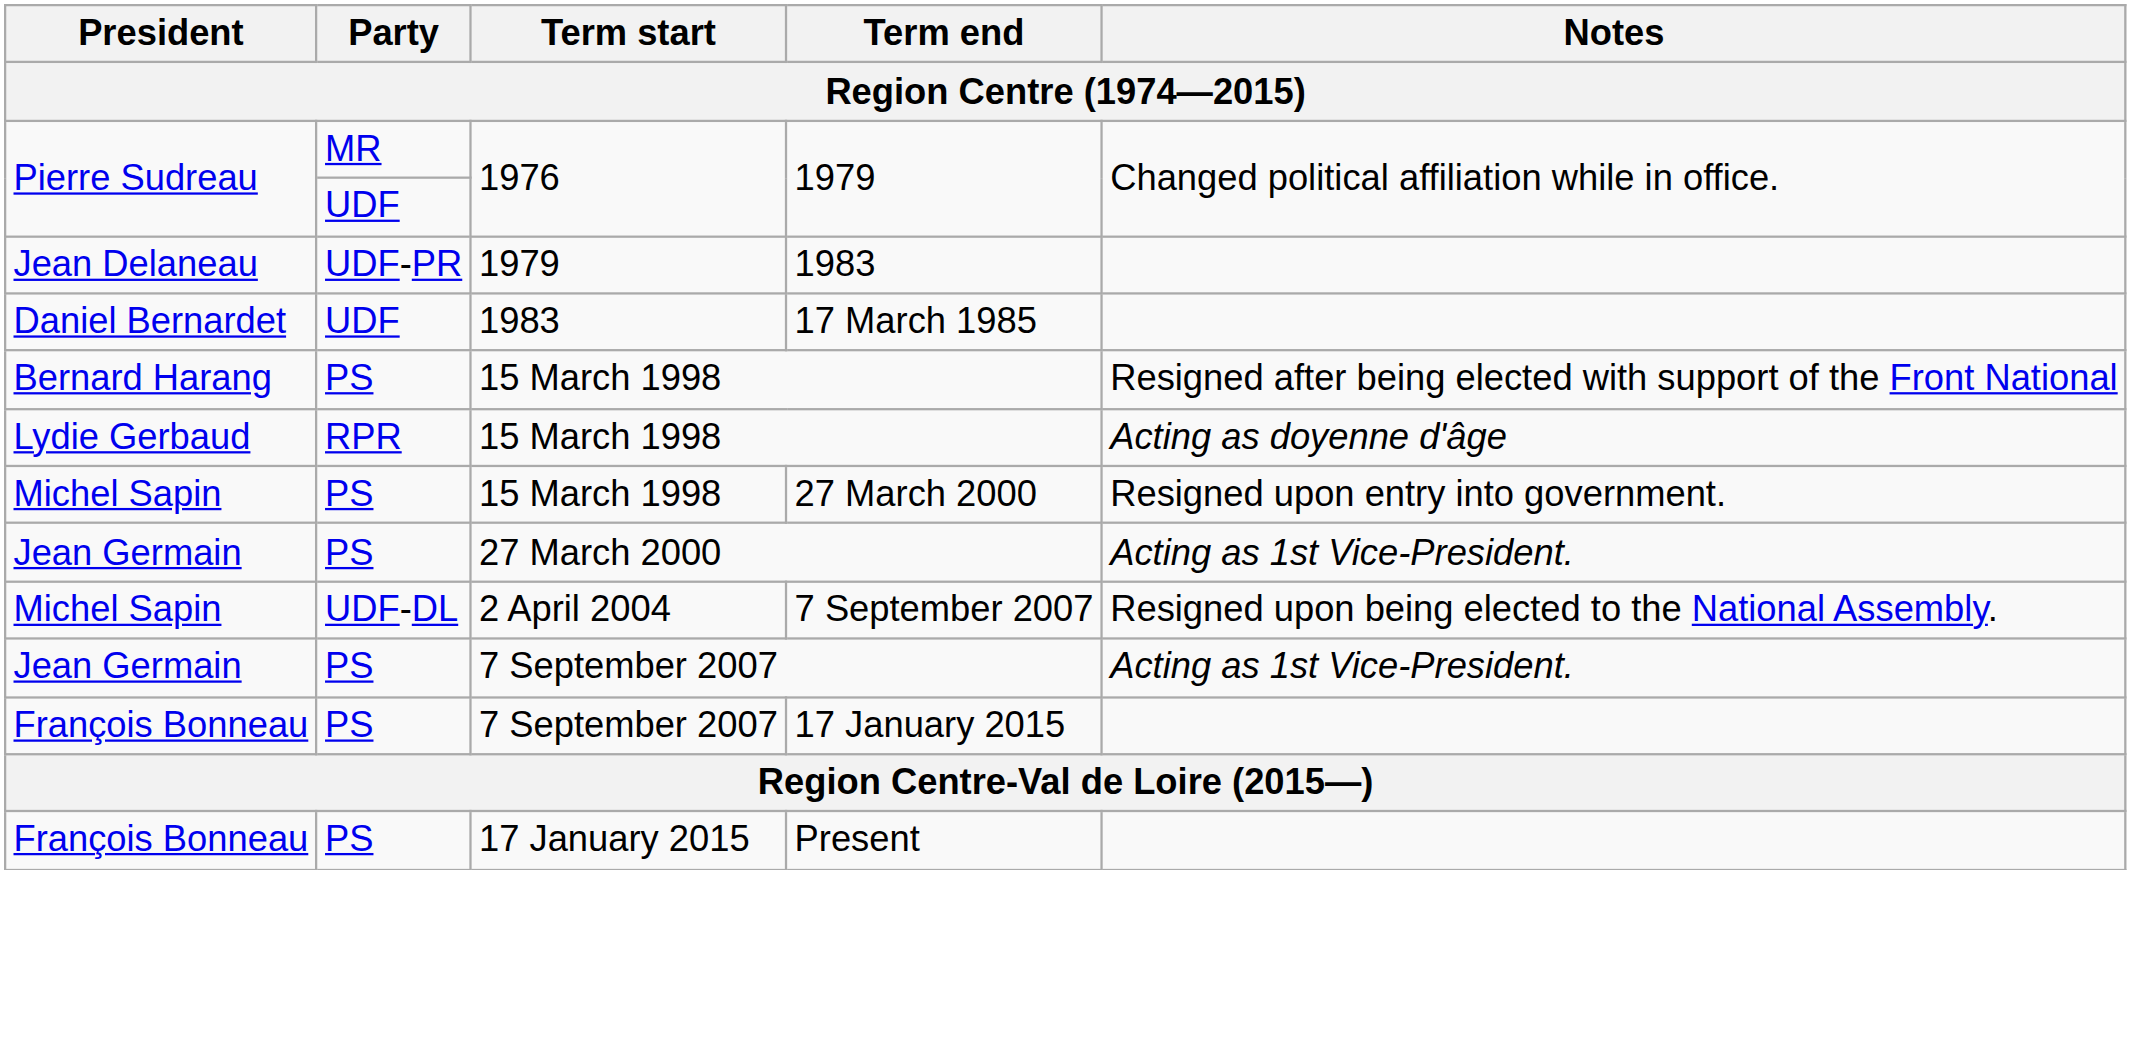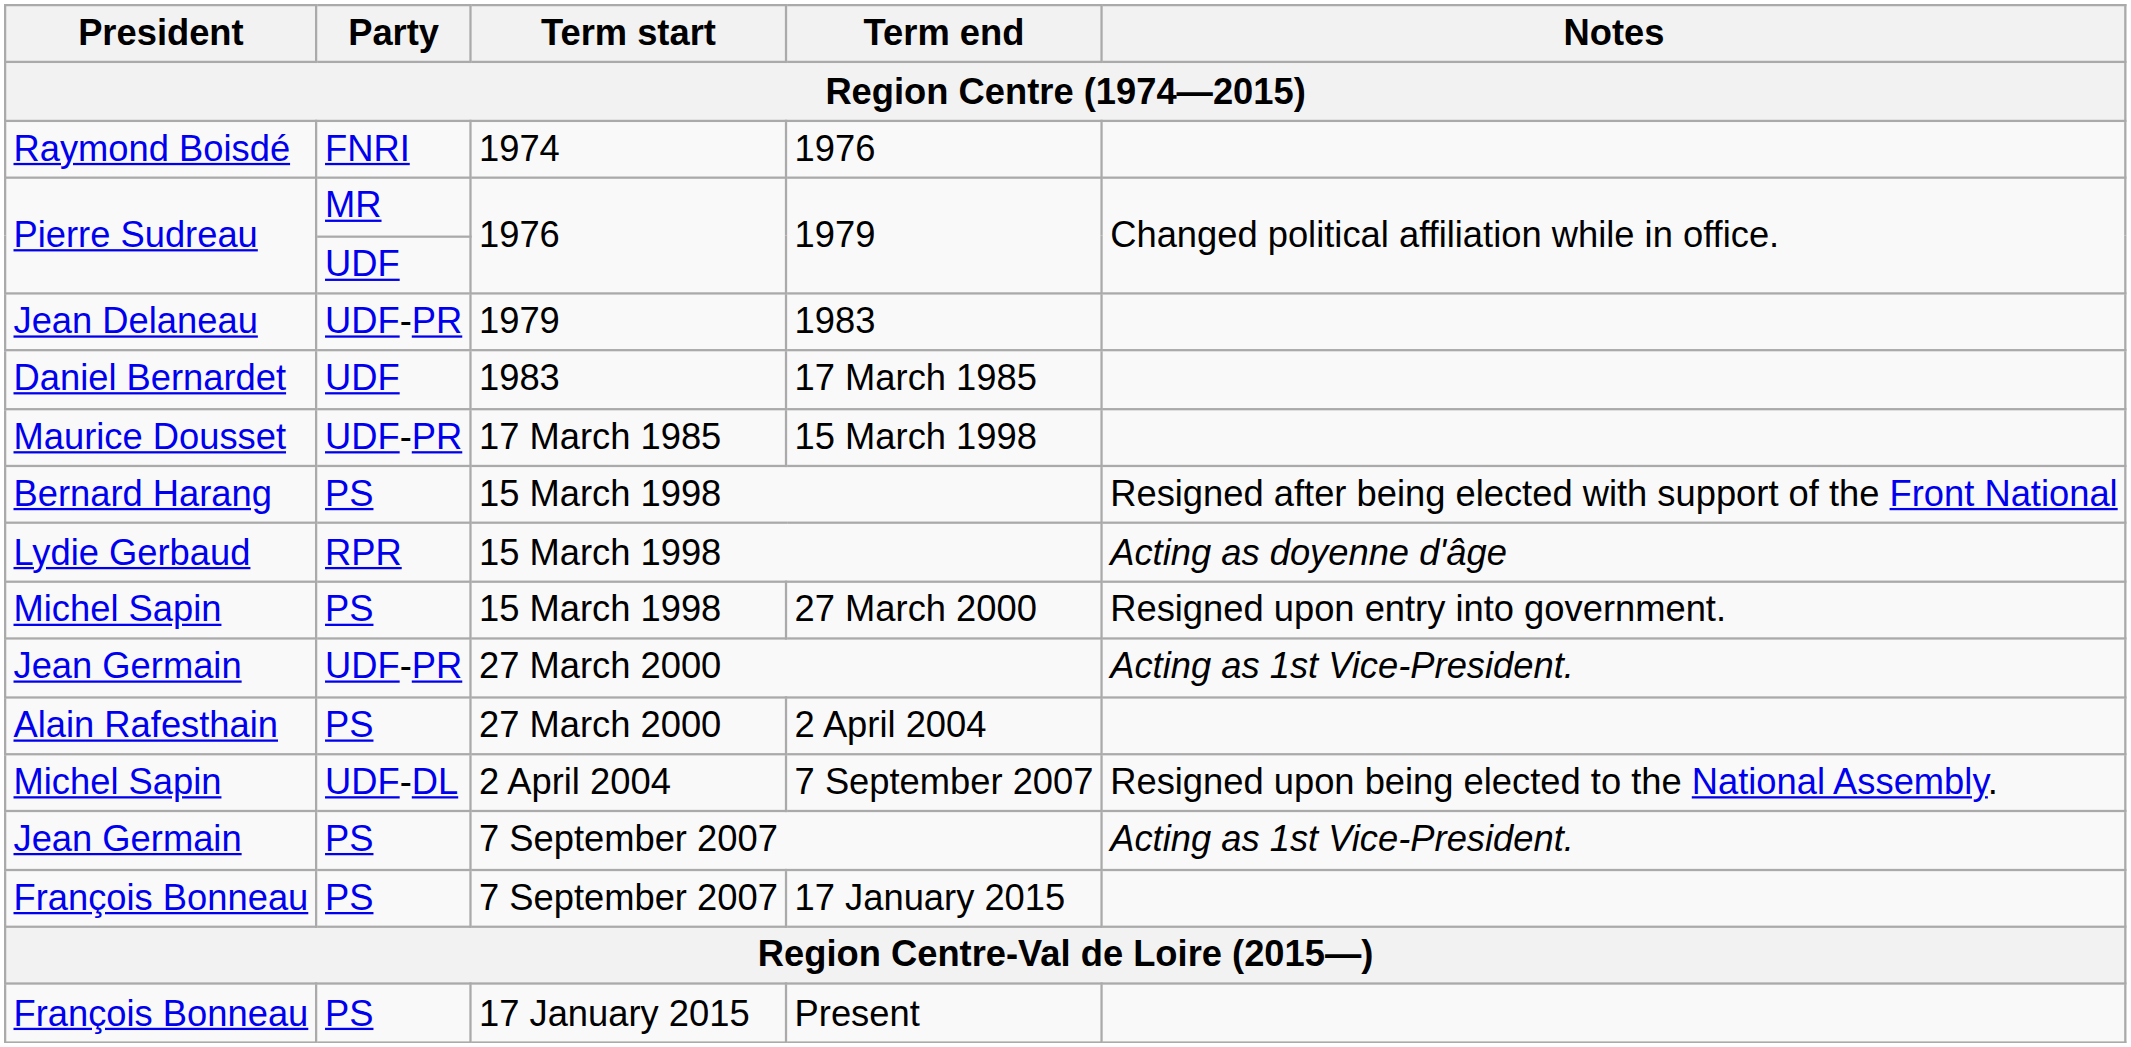+ row: (152, 148)
+ row: (150, 436)
(349, 551) PS -> (394, 666) UDF-PR
+ row: (146, 724)
